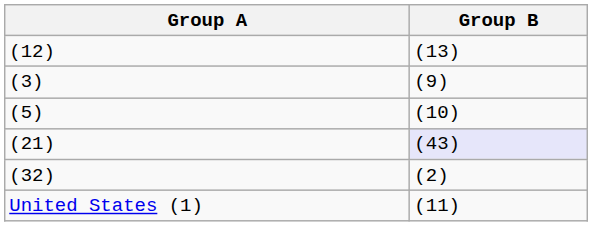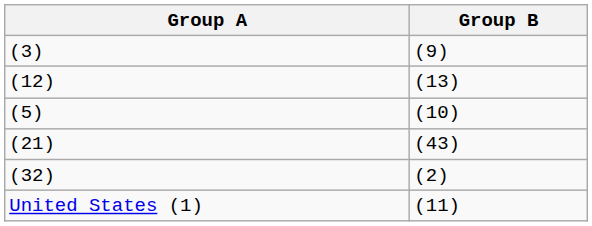rows swapped: (26, 82) <-> (32, 51)
(437, 144) lavender background -> (437, 144) no background
